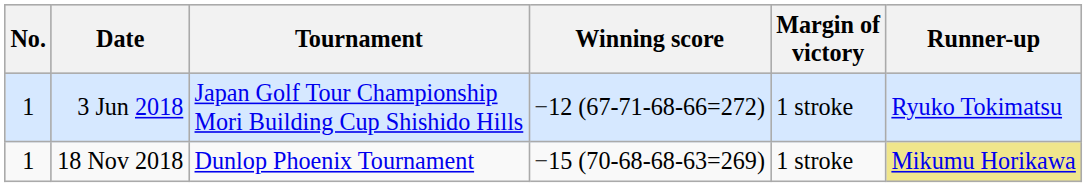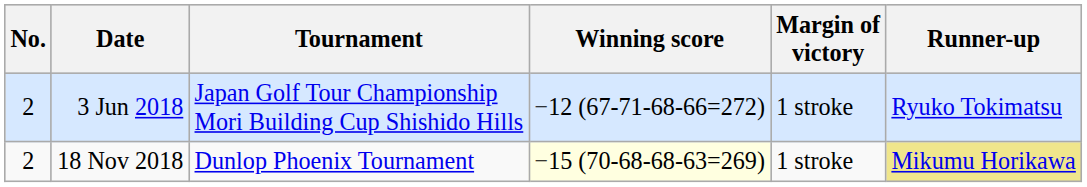(28, 107) 1 -> (28, 107) 2
(28, 161) 1 -> (28, 161) 2
(650, 161) no background -> (650, 161) lightyellow background
